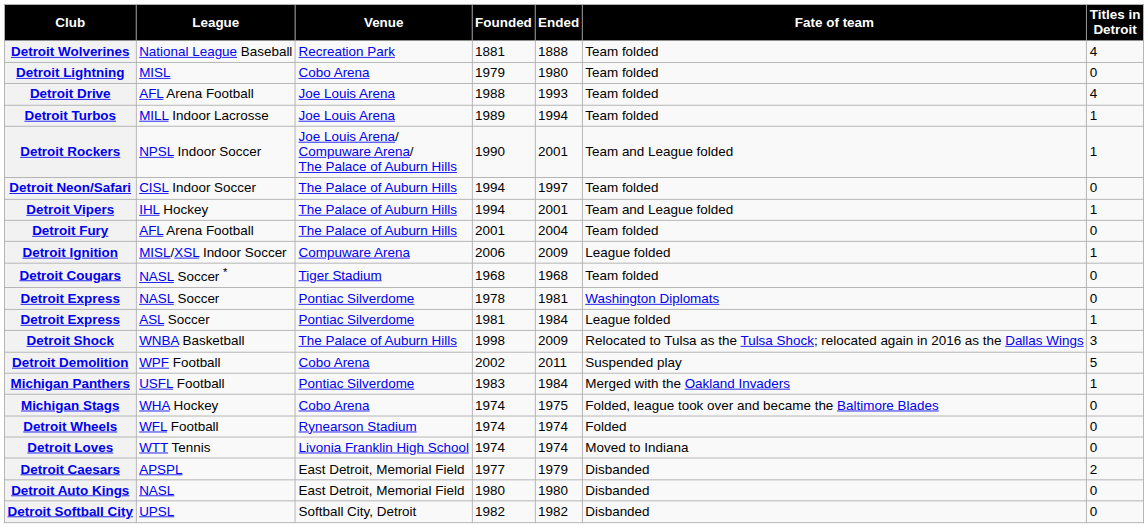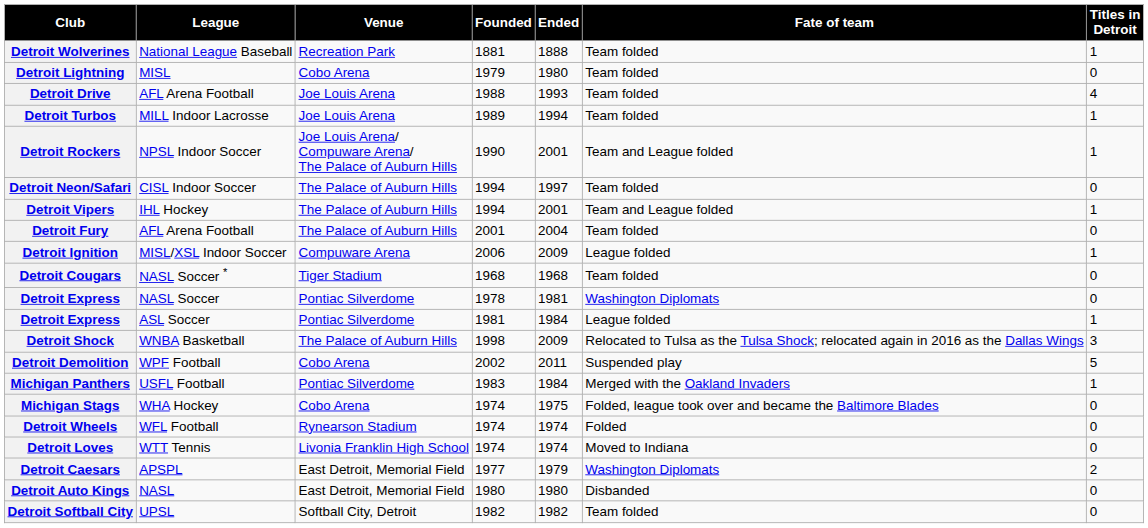(1094, 51) 4 -> (1094, 51) 1
(617, 469) Disbanded -> (652, 469) Washington Diplomats
(617, 511) Disbanded -> (622, 511) Team folded
